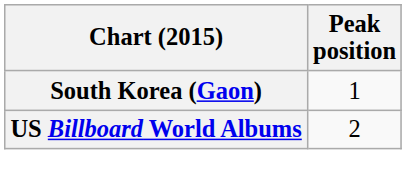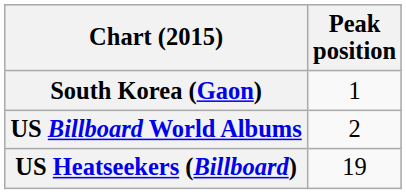+ row: (156, 167)
